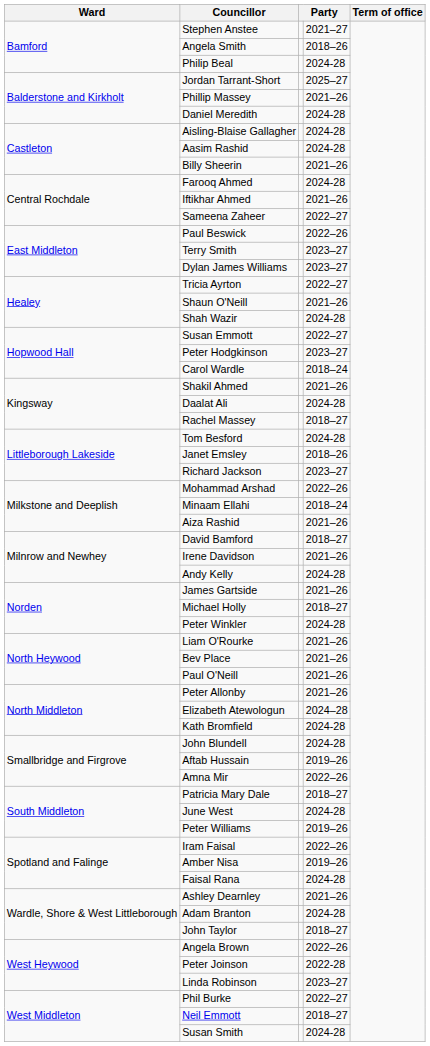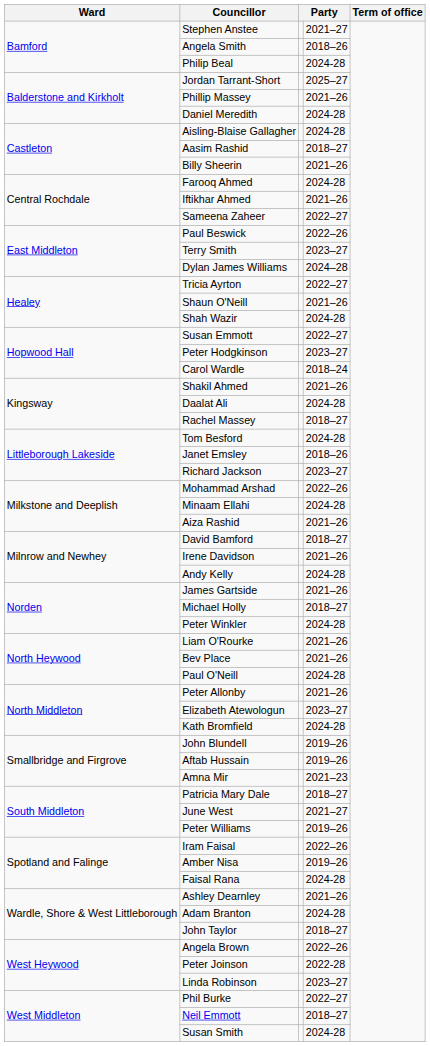(326, 149) 2024-28 -> (327, 149) 2018–27
(327, 268) 2023–27 -> (327, 268) 2024–28
(327, 506) 2018–24 -> (326, 506) 2024-28
(327, 676) 2021–26 -> (326, 676) 2024-28
(327, 710) 2024–28 -> (327, 710) 2023–27
(326, 744) 2024-28 -> (327, 744) 2019–26
(327, 778) 2022–26 -> (327, 778) 2021–23
(326, 812) 2024-28 -> (327, 812) 2021–27
